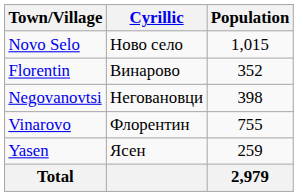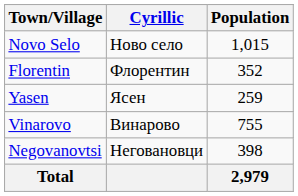(145, 71) Винарово -> (150, 71) Флорентин
rows swapped: (55, 97) <-> (29, 151)
(150, 124) Флорентин -> (145, 124) Винарово
